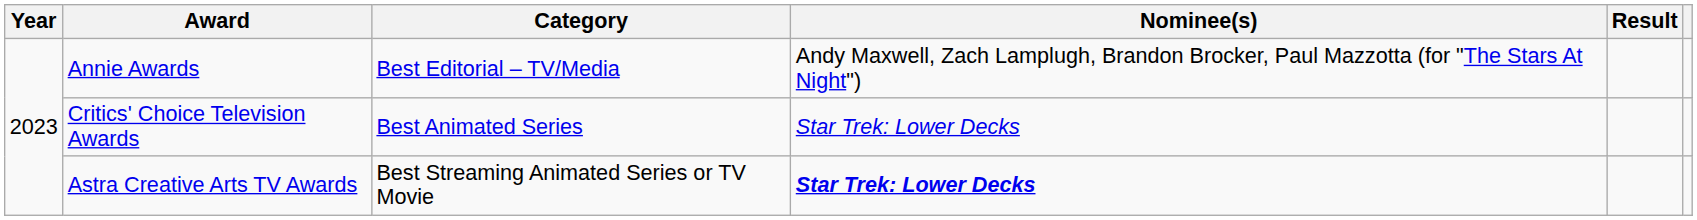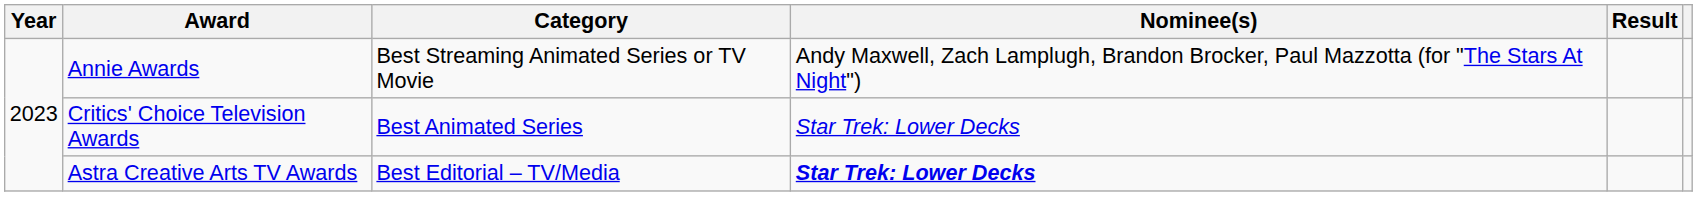(498, 68) Best Editorial – TV/Media -> (561, 68) Best Streaming Animated Series or TV Movie
(561, 185) Best Streaming Animated Series or TV Movie -> (498, 172) Best Editorial – TV/Media
